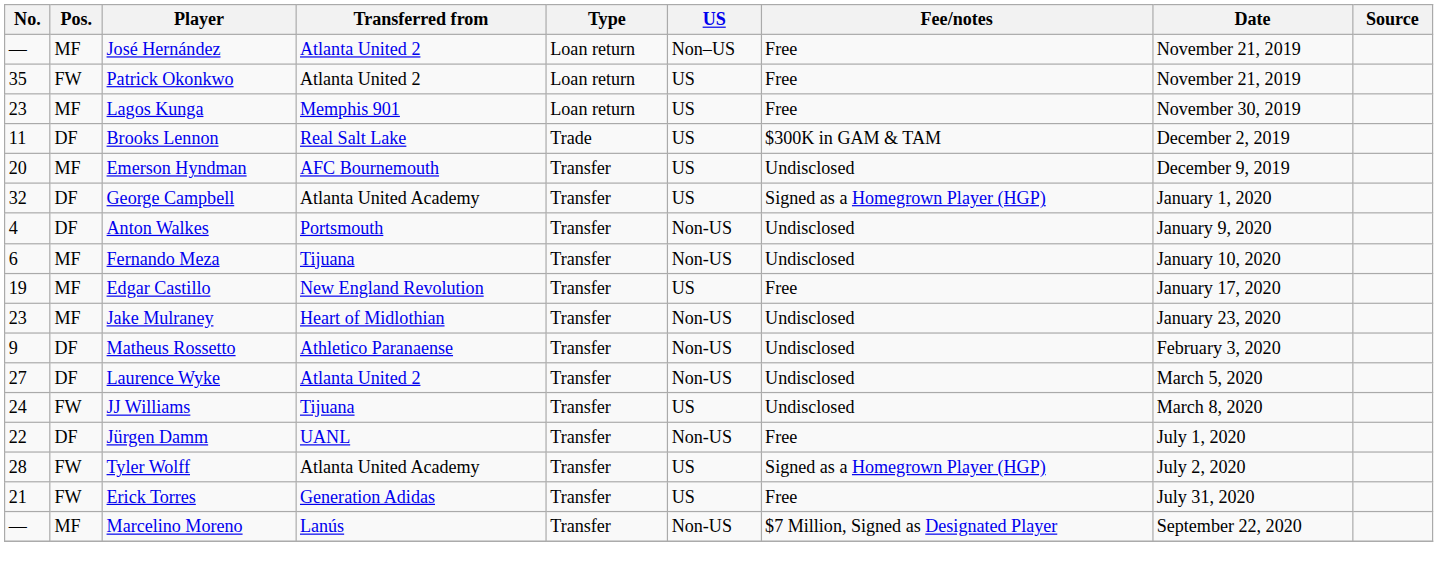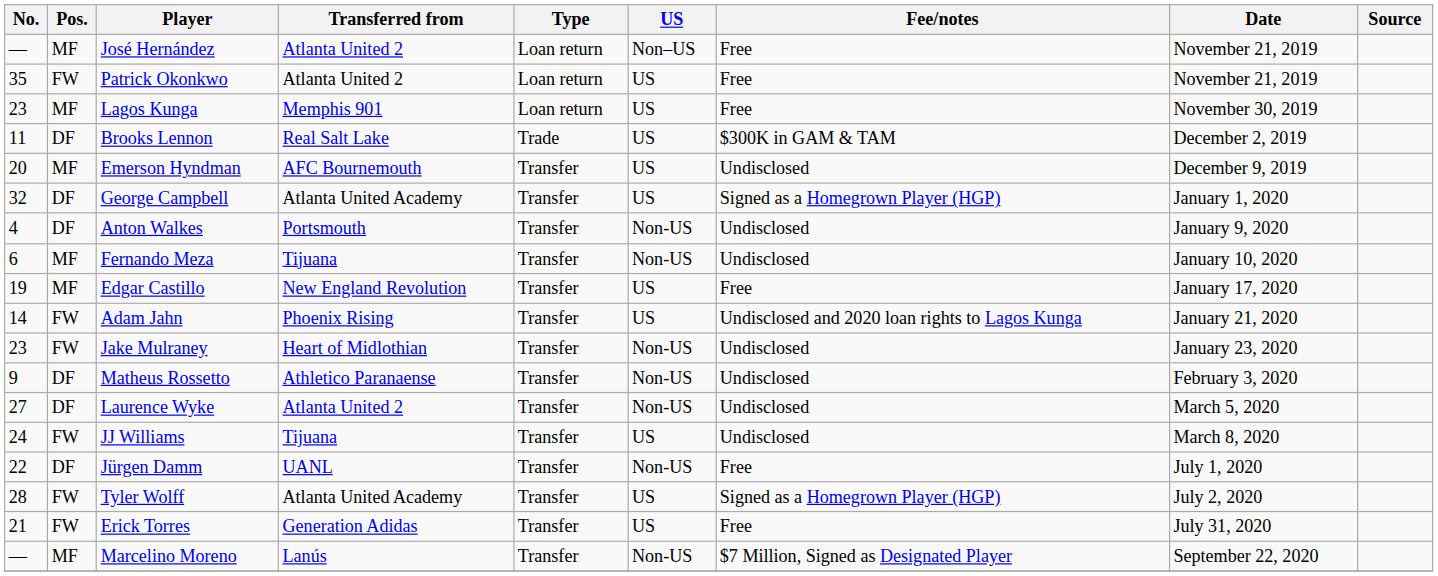+ row: (142, 317)
(67, 317) MF -> (65, 347) FW
